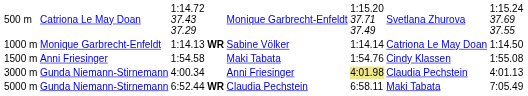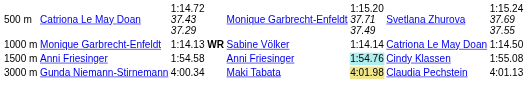(254, 59) Maki Tabata -> (261, 59) Anni Friesinger
(367, 59) no background -> (367, 59) paleturquoise background
(261, 73) Anni Friesinger -> (254, 73) Maki Tabata
- row: (197, 86)
